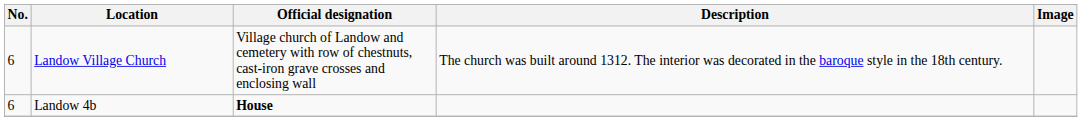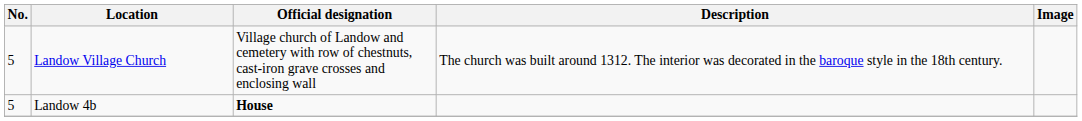(11, 60) 6 -> (11, 60) 5
(11, 105) 6 -> (11, 105) 5
